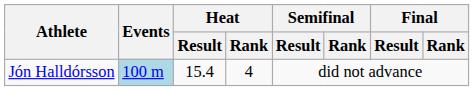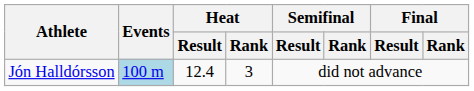(200, 72) 15.4 -> (200, 72) 12.4
(249, 72) 4 -> (249, 72) 3
